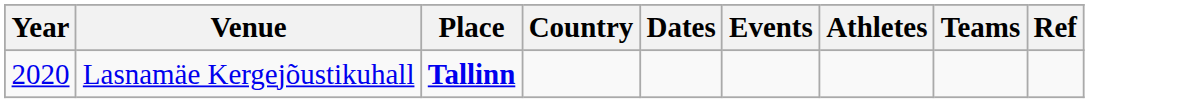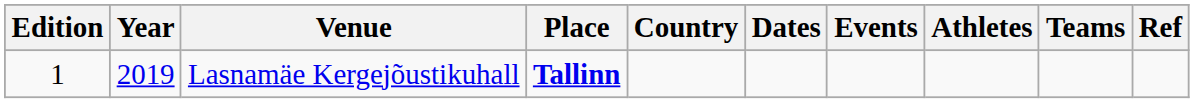+ column: (57, 27)
(41, 73) 2020 -> (146, 73) 2019
